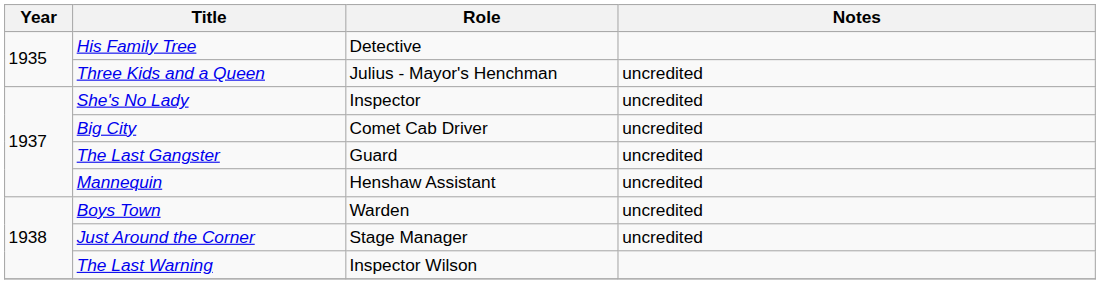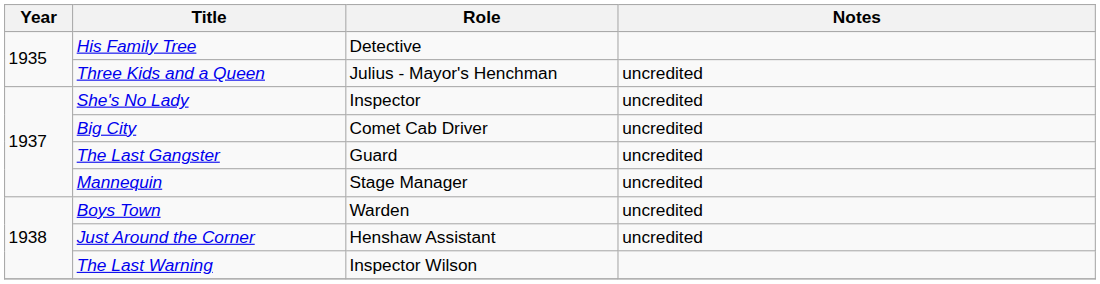(422, 182) Henshaw Assistant -> (409, 182) Stage Manager
(409, 237) Stage Manager -> (422, 237) Henshaw Assistant
